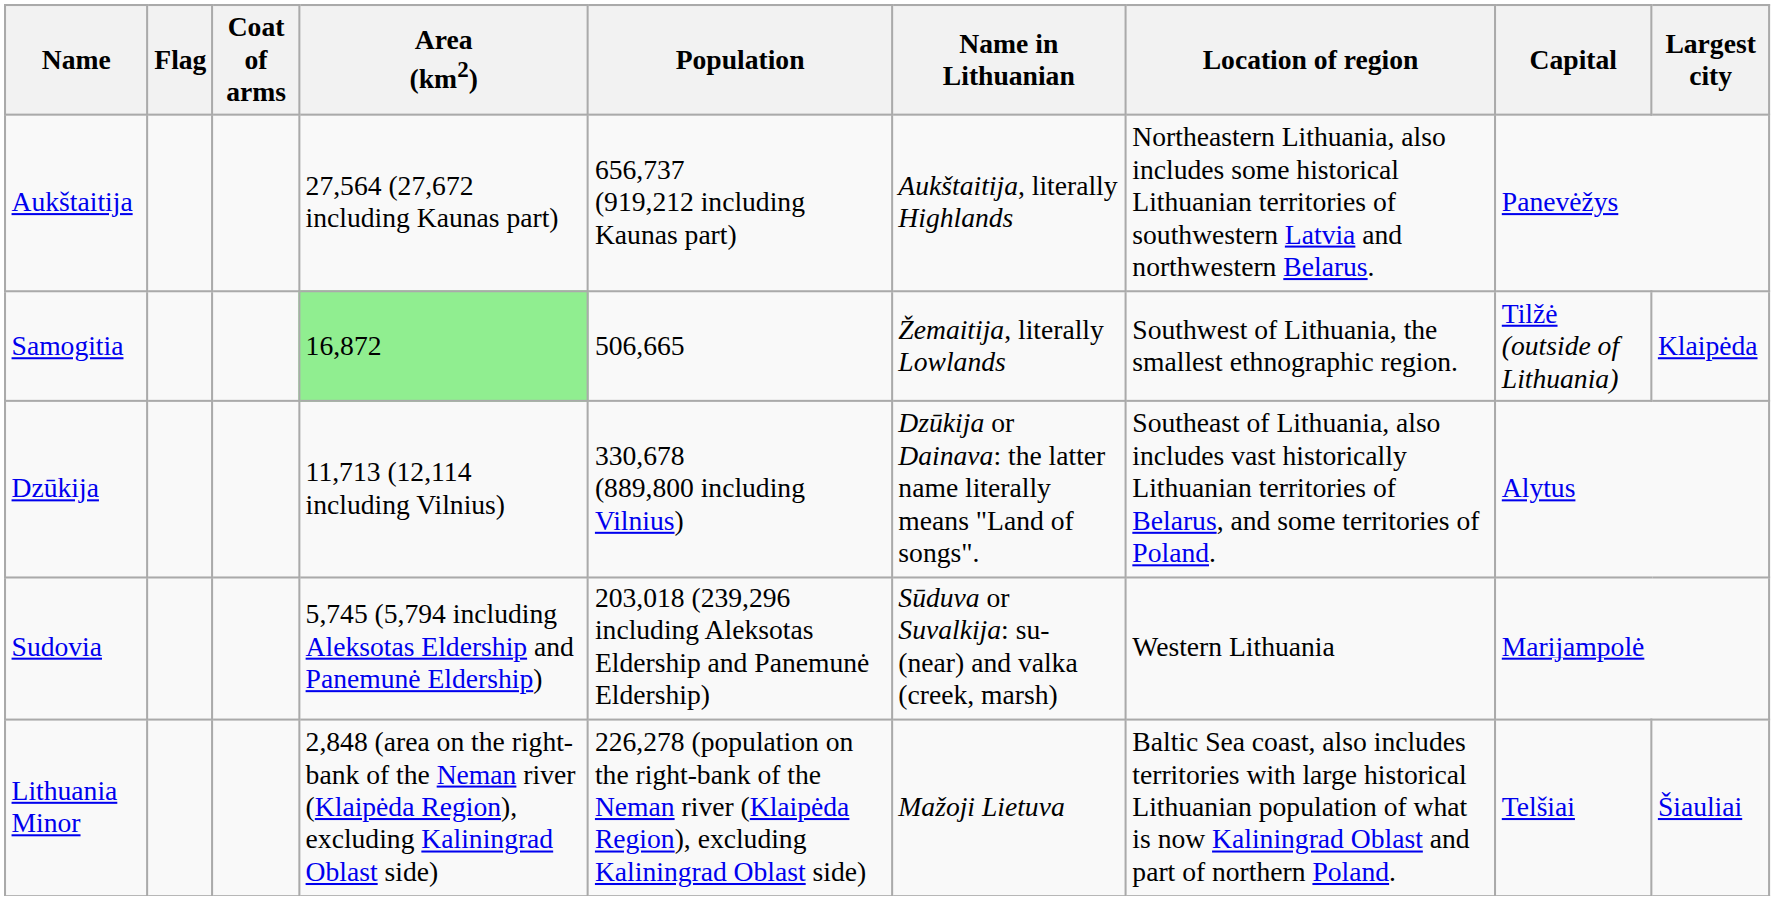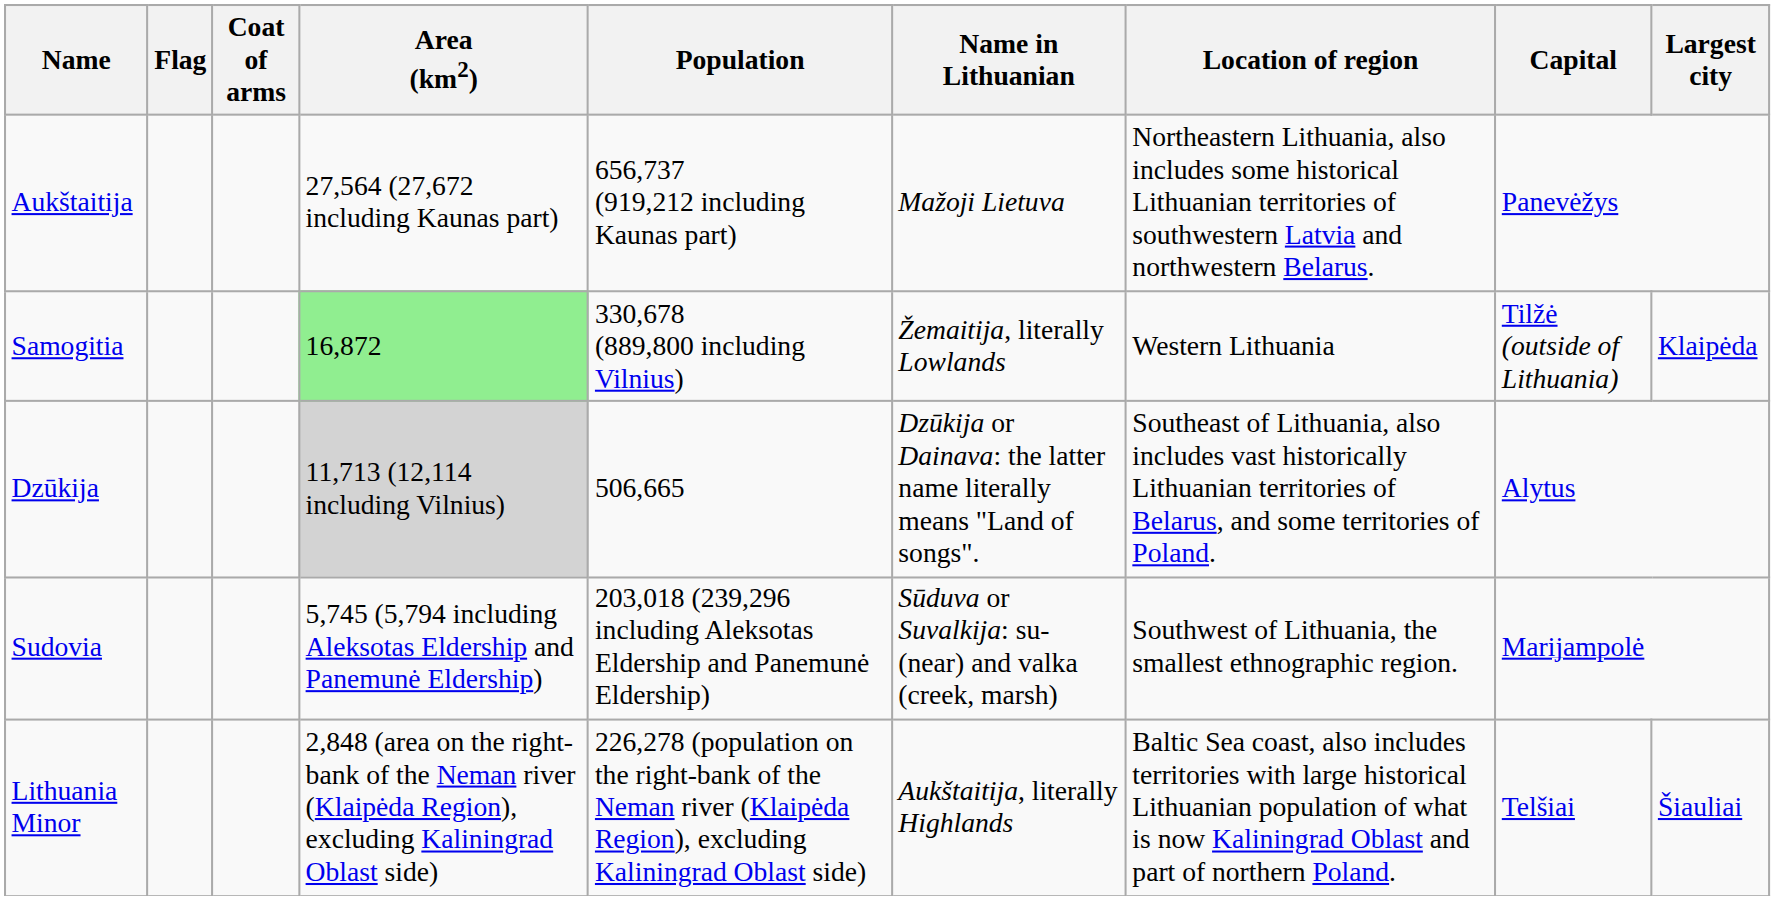(1008, 202) Aukštaitija, literally Highlands -> (982, 202) Mažoji Lietuva
(640, 345) 506,665 -> (700, 345) 330,678 (889,800 including Vilnius)
(1295, 345) Southwest of Lithuania, the smallest ethnographic region. -> (1234, 345) Western Lithuania
(405, 488) no background -> (405, 488) lightgrey background
(700, 488) 330,678 (889,800 including Vilnius) -> (640, 488) 506,665
(1234, 647) Western Lithuania -> (1295, 647) Southwest of Lithuania, the smallest ethnographic region.
(982, 806) Mažoji Lietuva -> (1008, 806) Aukštaitija, literally Highlands
